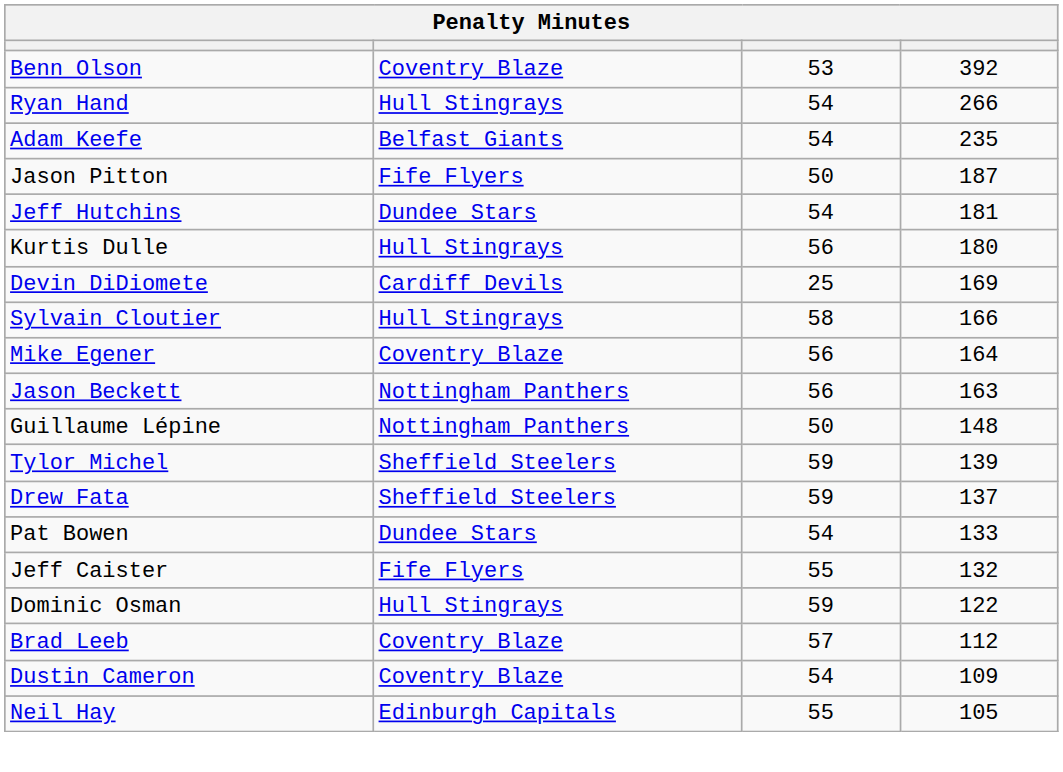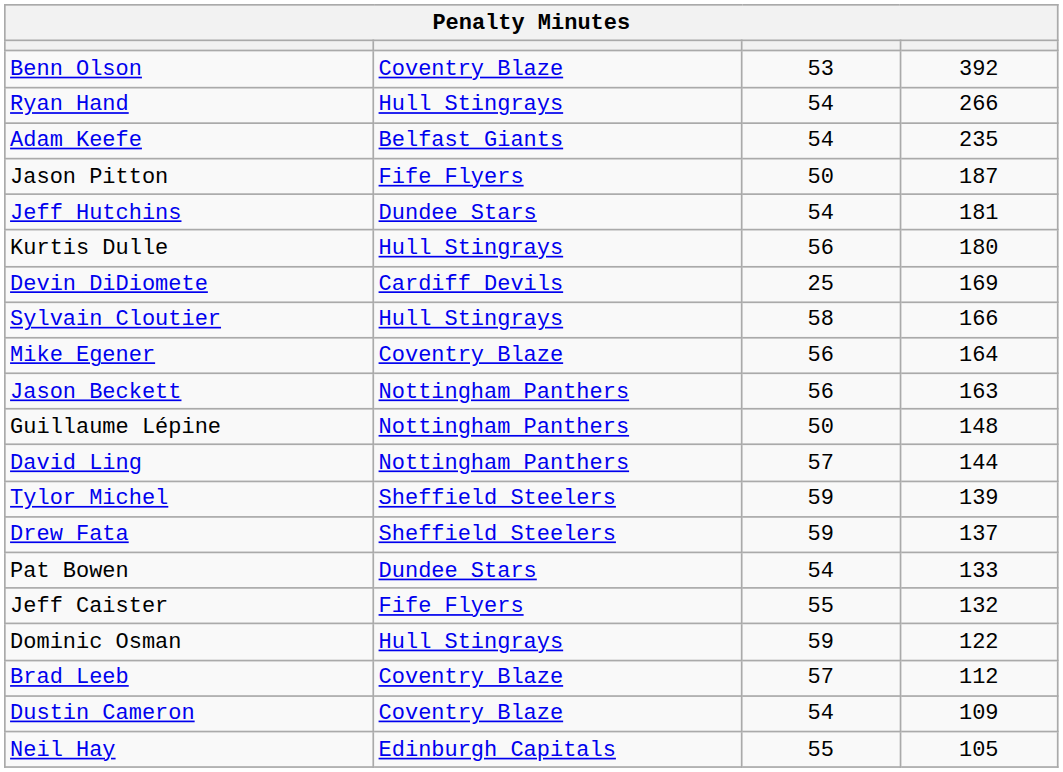+ row: (76, 463)
